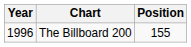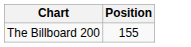- column: (20, 13)
